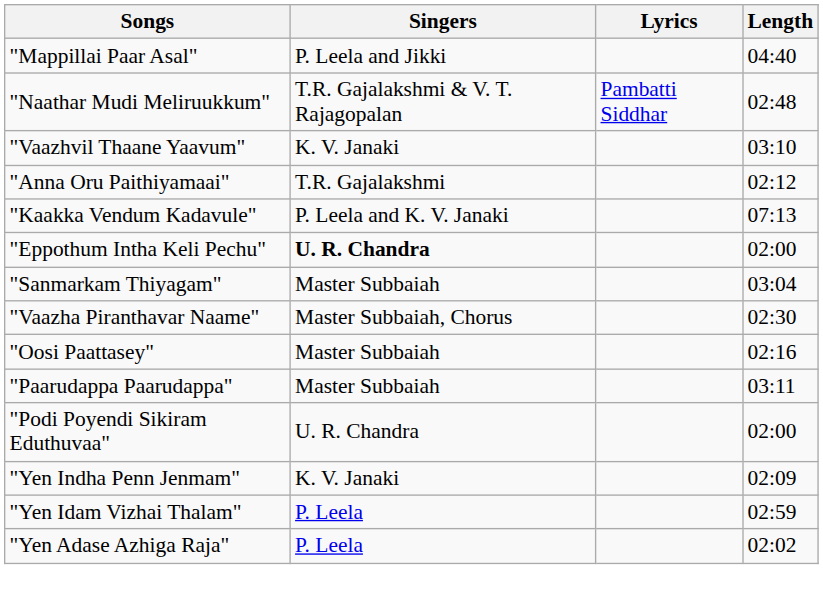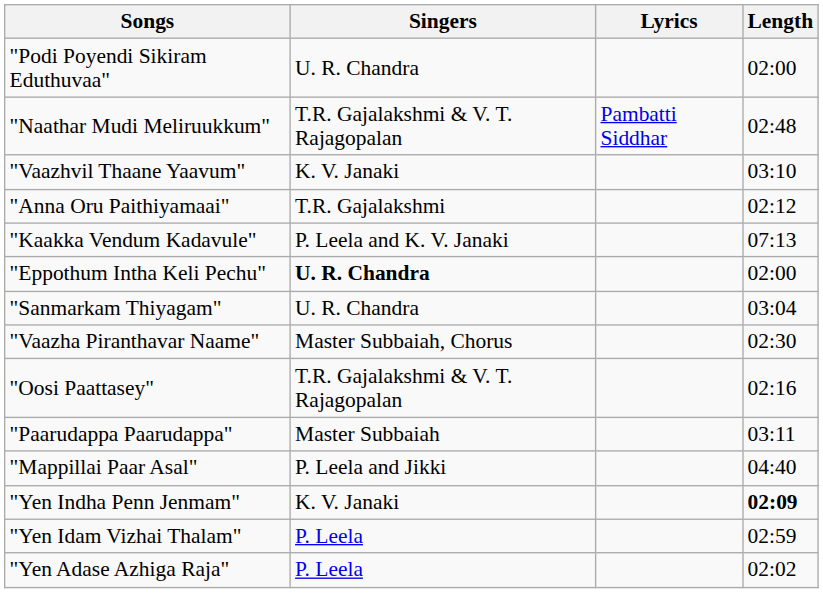rows swapped: (104, 55) <-> (108, 431)
(367, 283) Master Subbaiah -> (357, 307) U. R. Chandra
(367, 351) Master Subbaiah -> (404, 387) T.R. Gajalakshmi & V. T. Rajagopalan
(772, 477) normal -> (773, 501) bold
